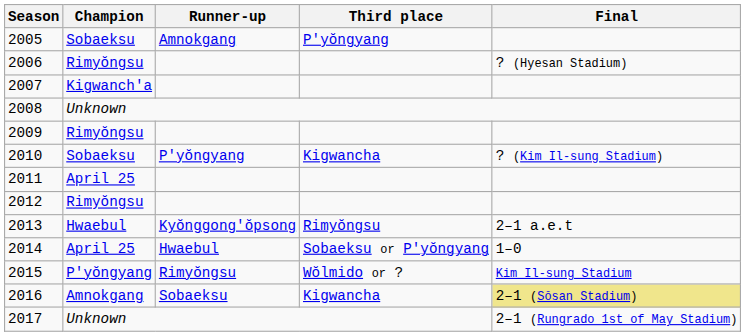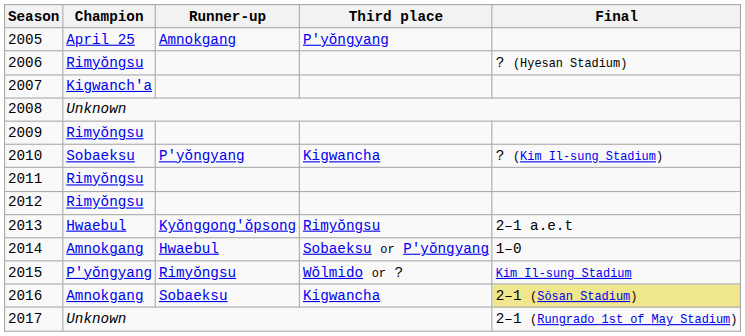(101, 40) Sobaeksu -> (101, 40) April 25
(101, 179) April 25 -> (105, 179) Rimyŏngsu
(101, 249) April 25 -> (105, 249) Amnokgang
